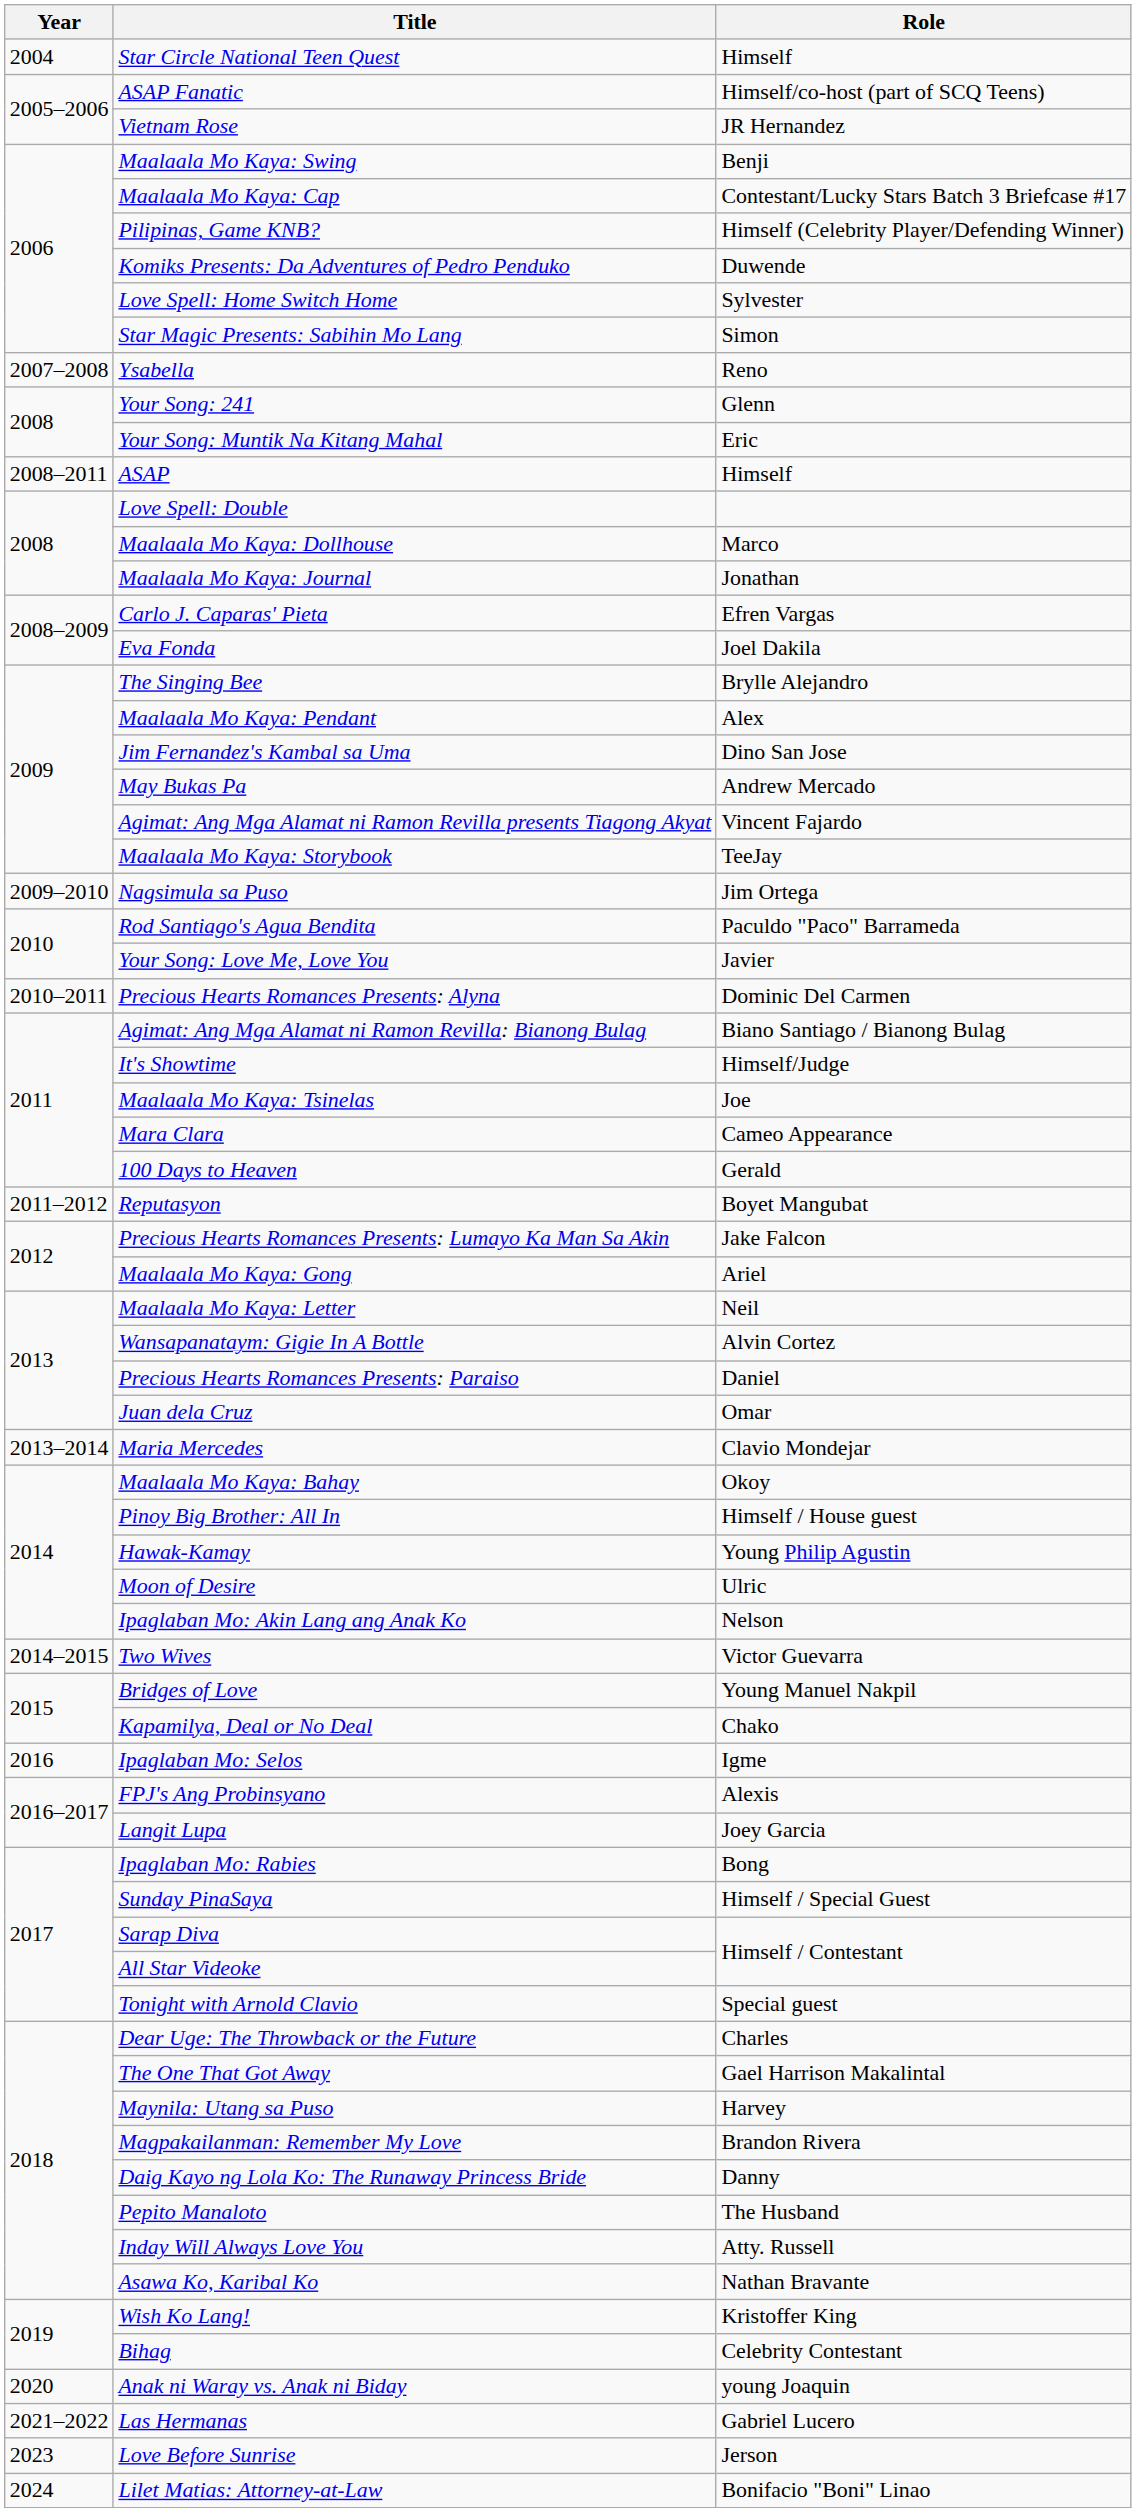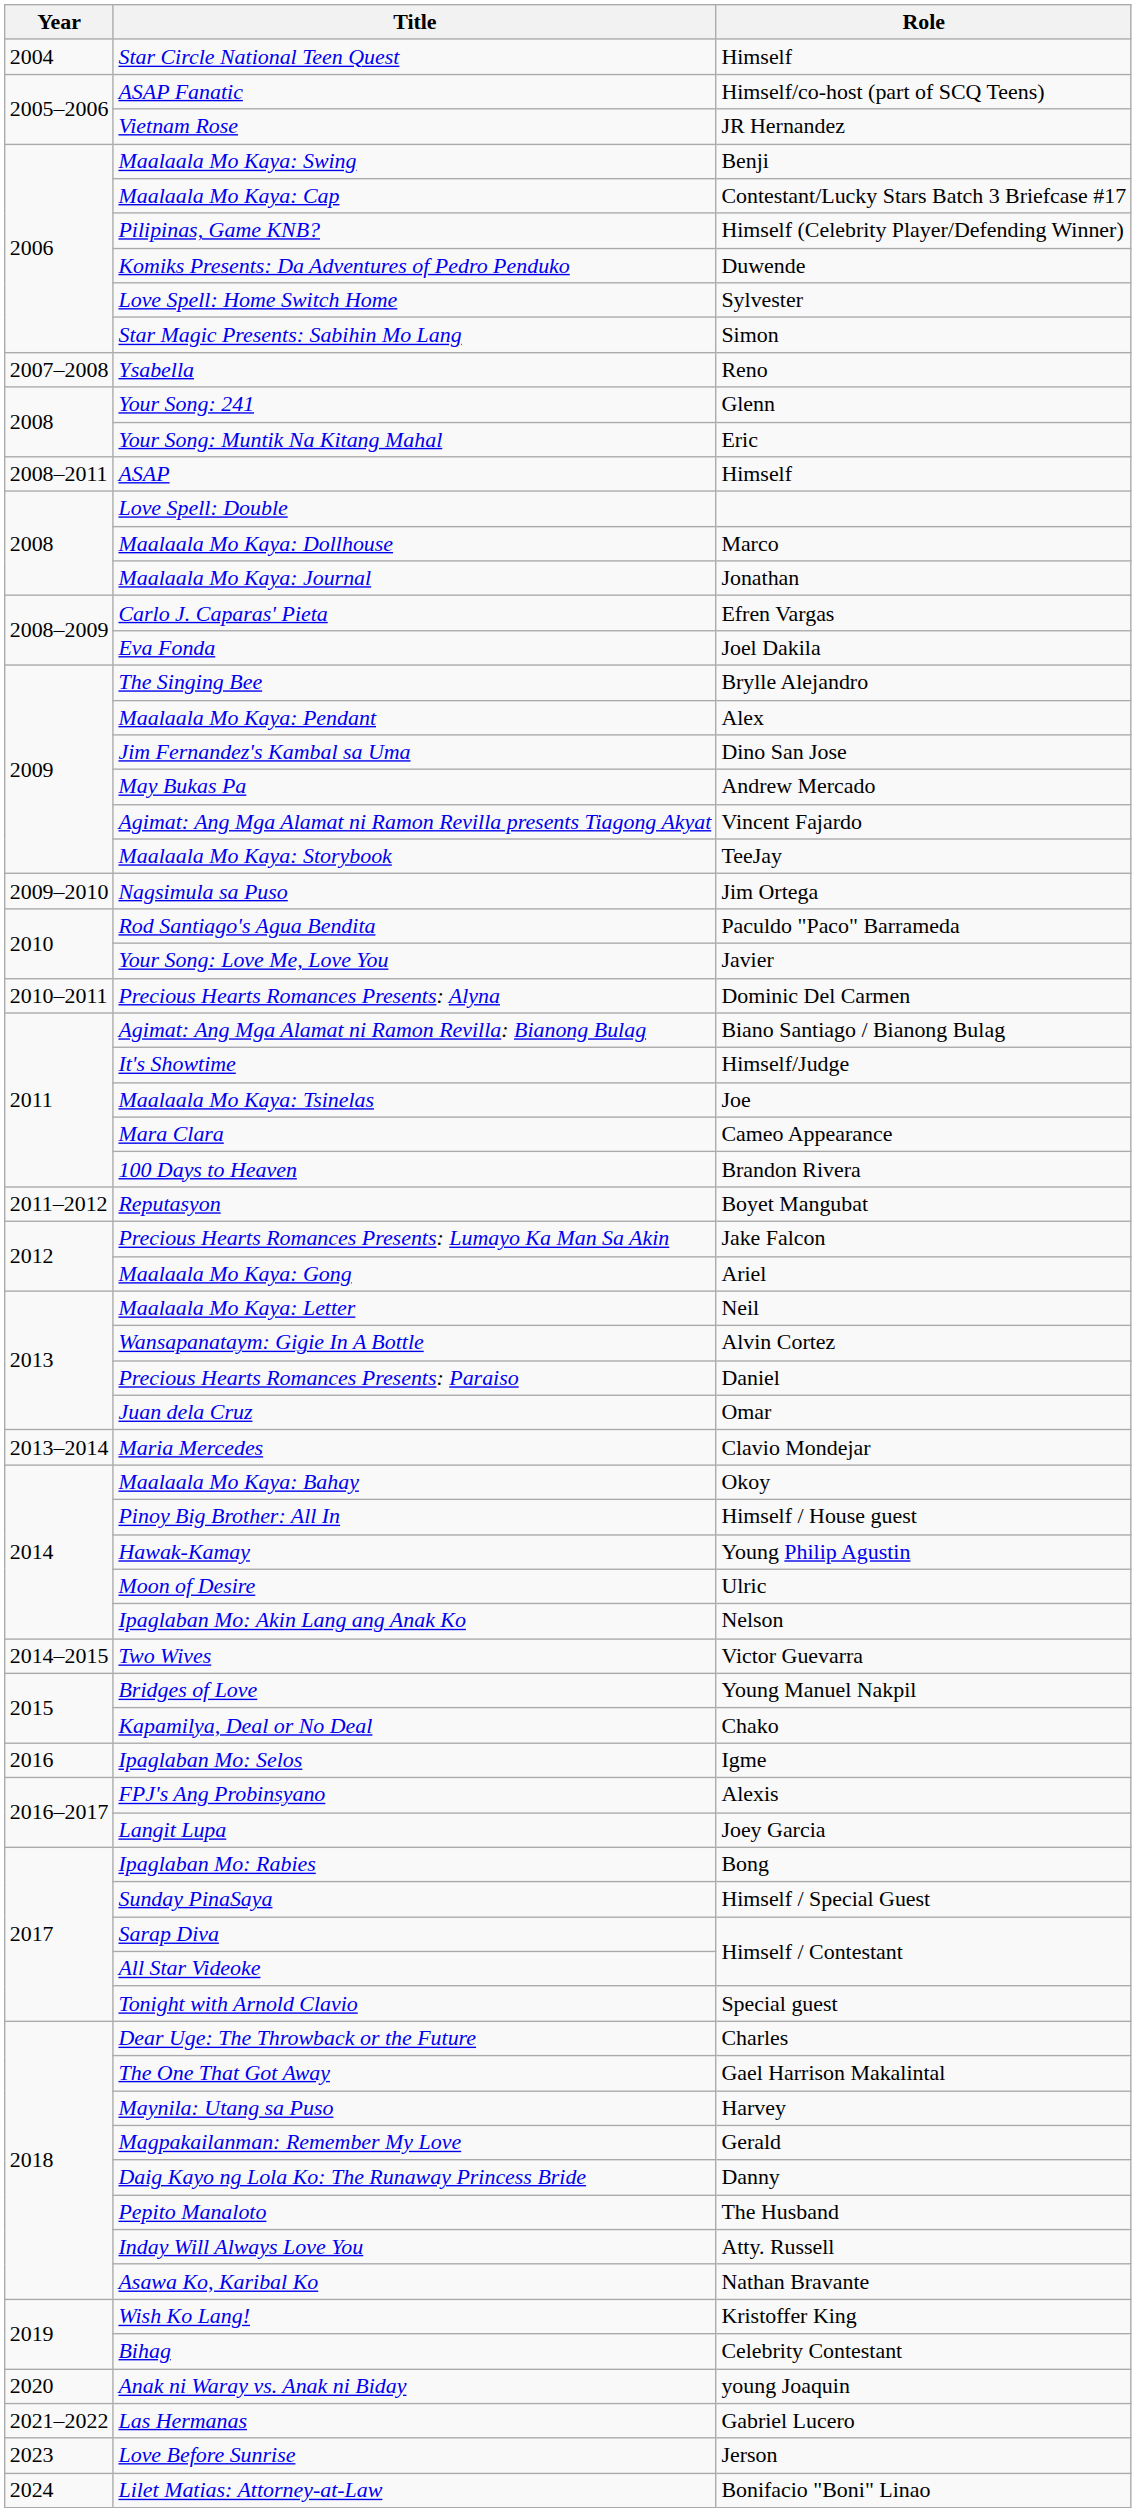(751, 1169) Gerald -> (791, 1169) Brandon Rivera
(791, 2142) Brandon Rivera -> (751, 2142) Gerald
